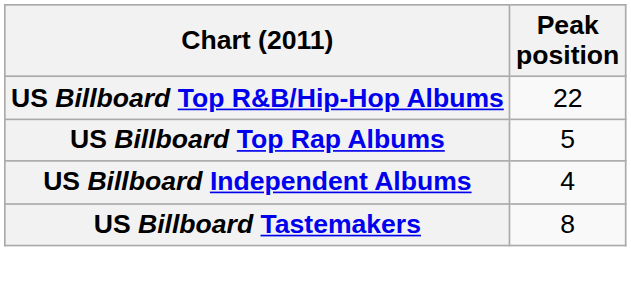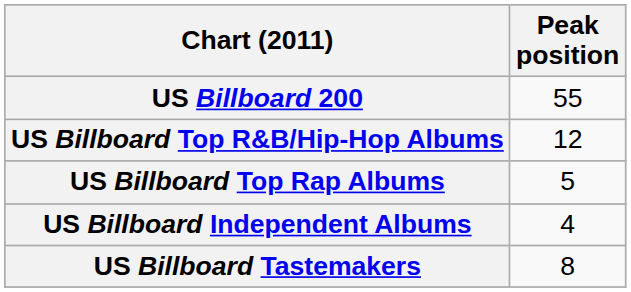+ row: (257, 97)
(568, 97) 22 -> (568, 139) 12
